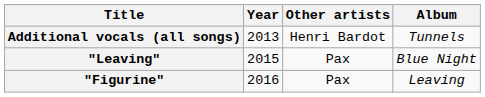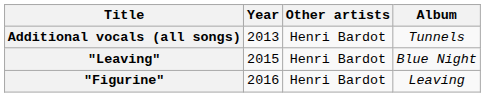(338, 59) Pax -> (338, 59) Henri Bardot
(338, 81) Pax -> (338, 81) Henri Bardot
